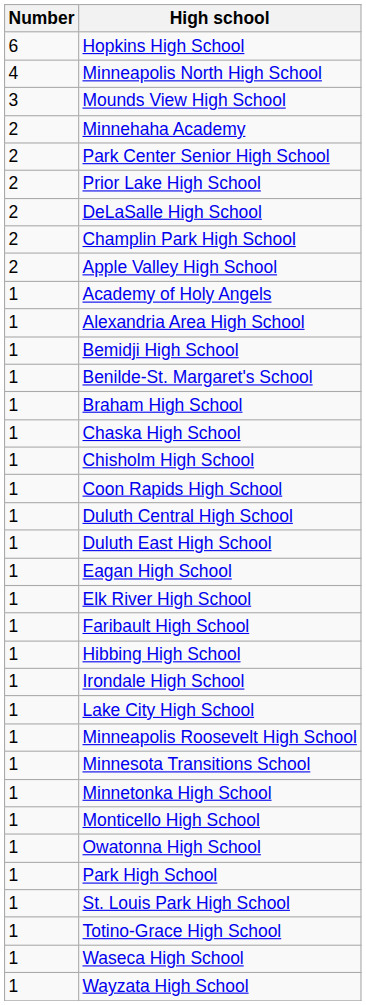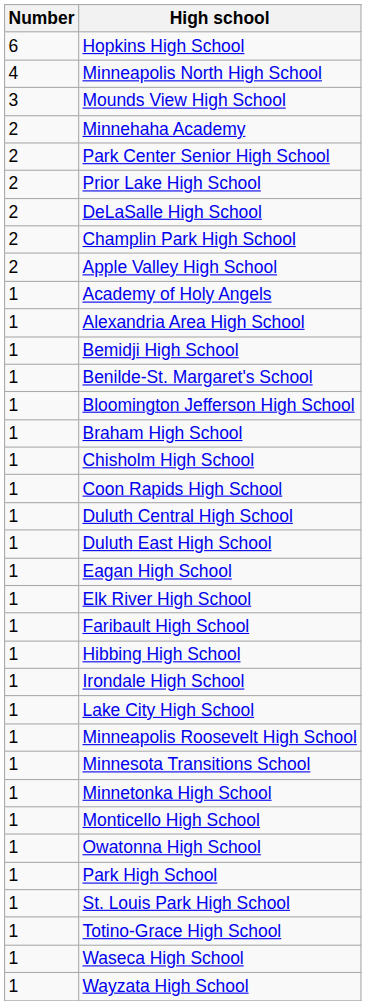+ row: (219, 405)
- row: (162, 433)
